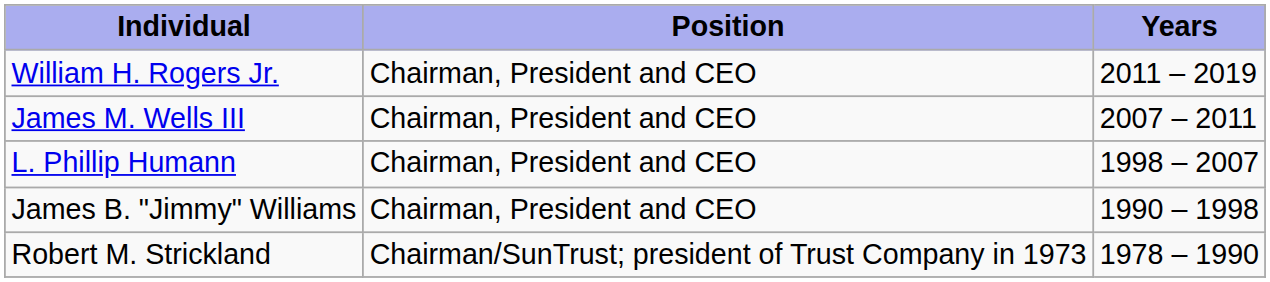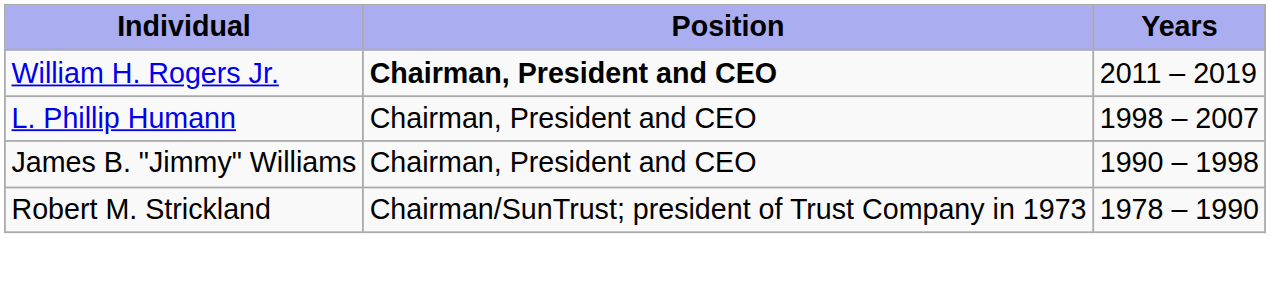(563, 72) normal -> (573, 72) bold
- row: (128, 118)
